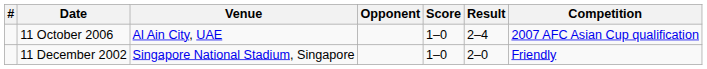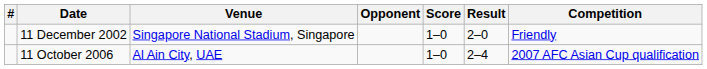rows swapped: (73, 54) <-> (67, 34)
